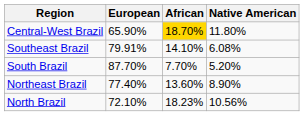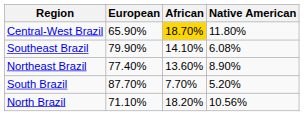(127, 48) 79.91% -> (127, 48) 79.90%
rows swapped: (37, 66) <-> (47, 84)
(127, 102) 72.10% -> (127, 102) 71.10%
(184, 102) 18.23% -> (184, 102) 18.20%
